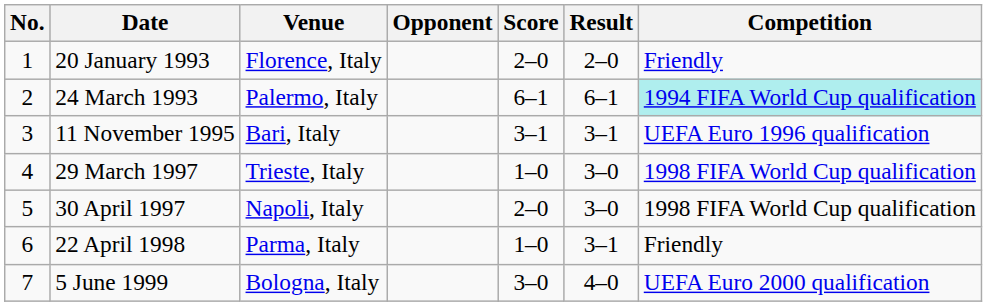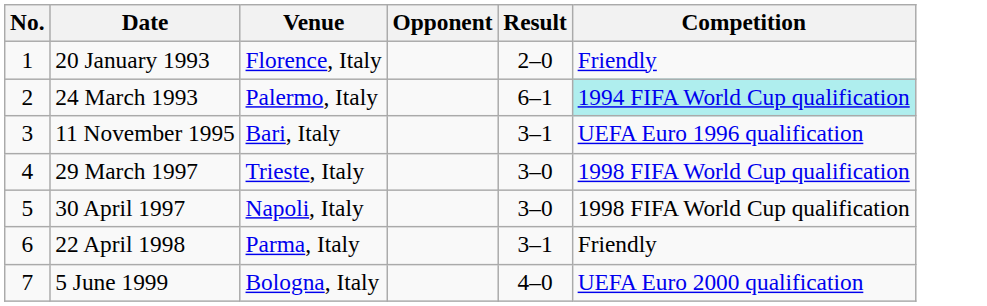- column: (531, 23)
